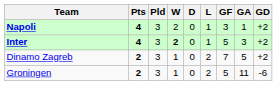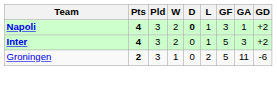(192, 27) normal -> (192, 27) bold
(176, 42) bold -> (176, 42) normal
- row: (40, 57)
